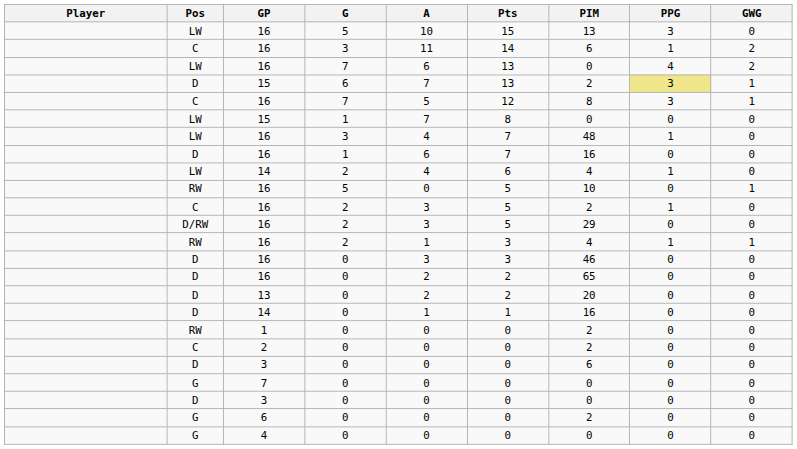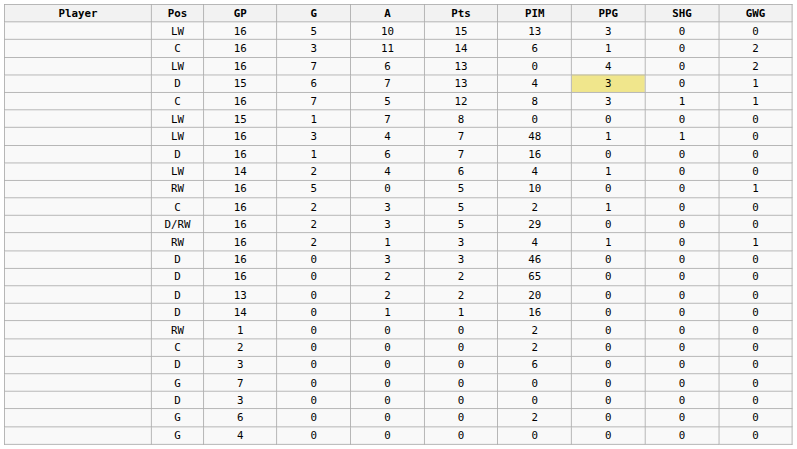+ column: (682, 13)
(589, 84) 2 -> (535, 84) 4
